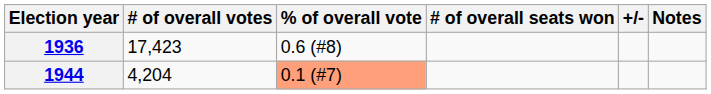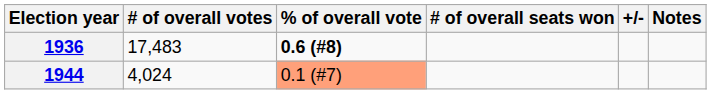(155, 46) 17,423 -> (155, 46) 17,483
(311, 46) normal -> (311, 46) bold
(150, 74) 4,204 -> (150, 74) 4,024
